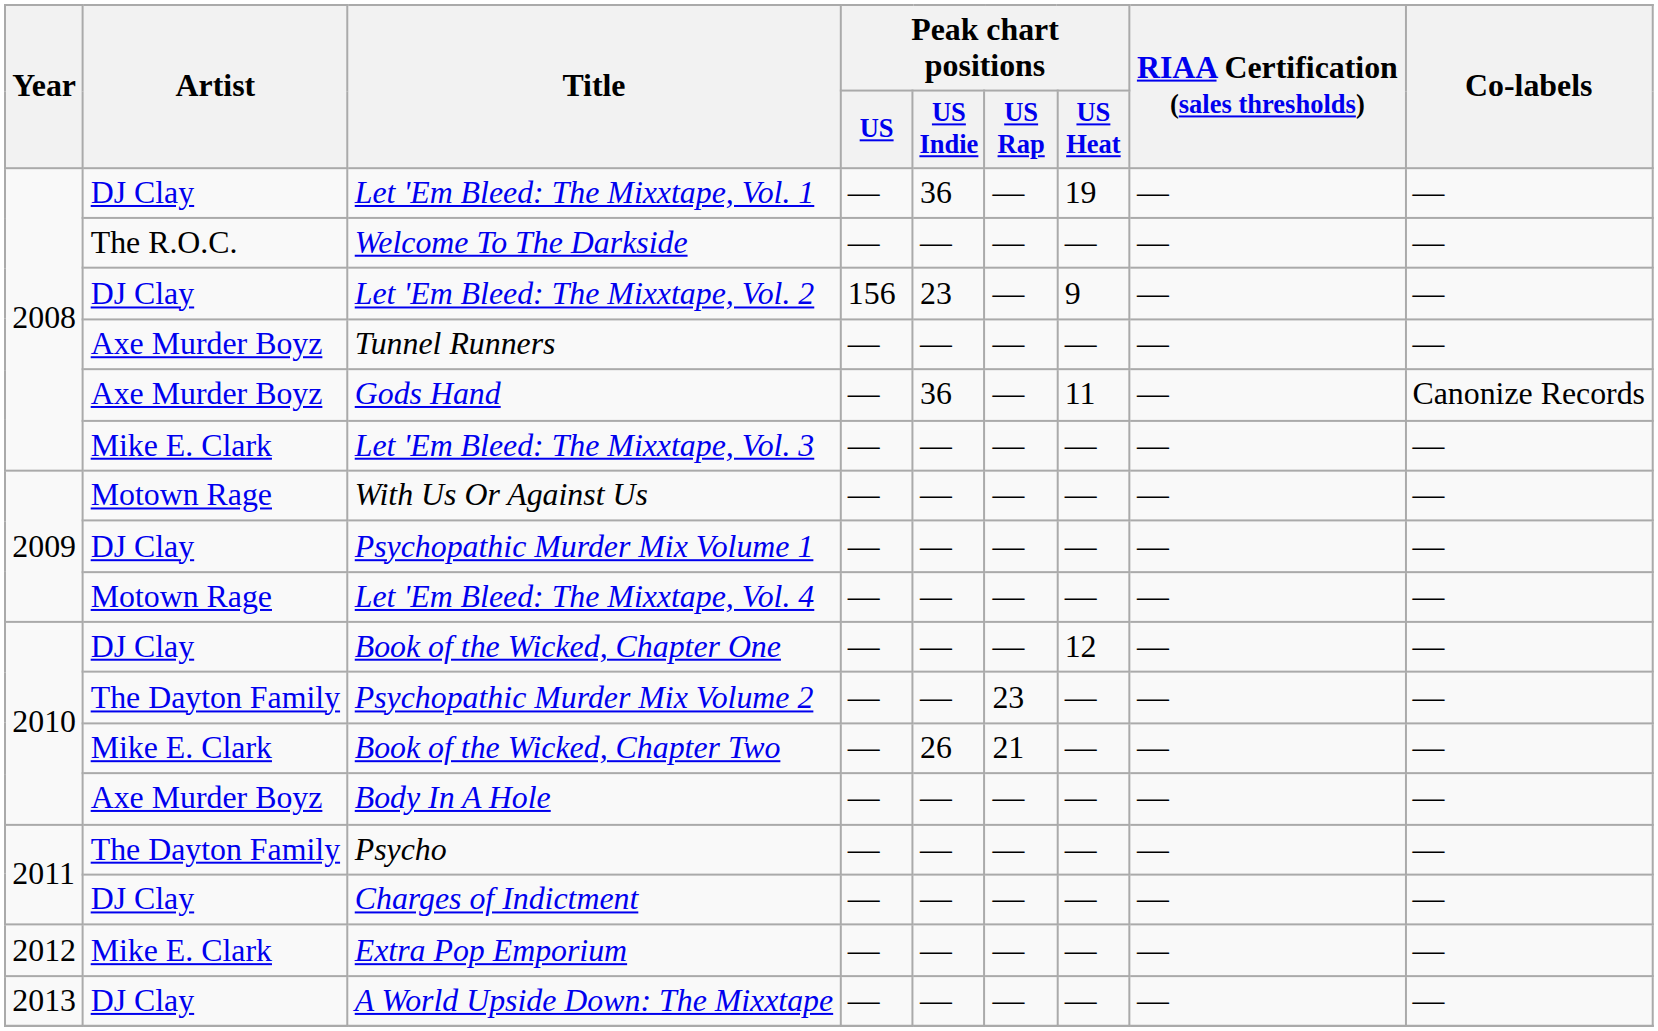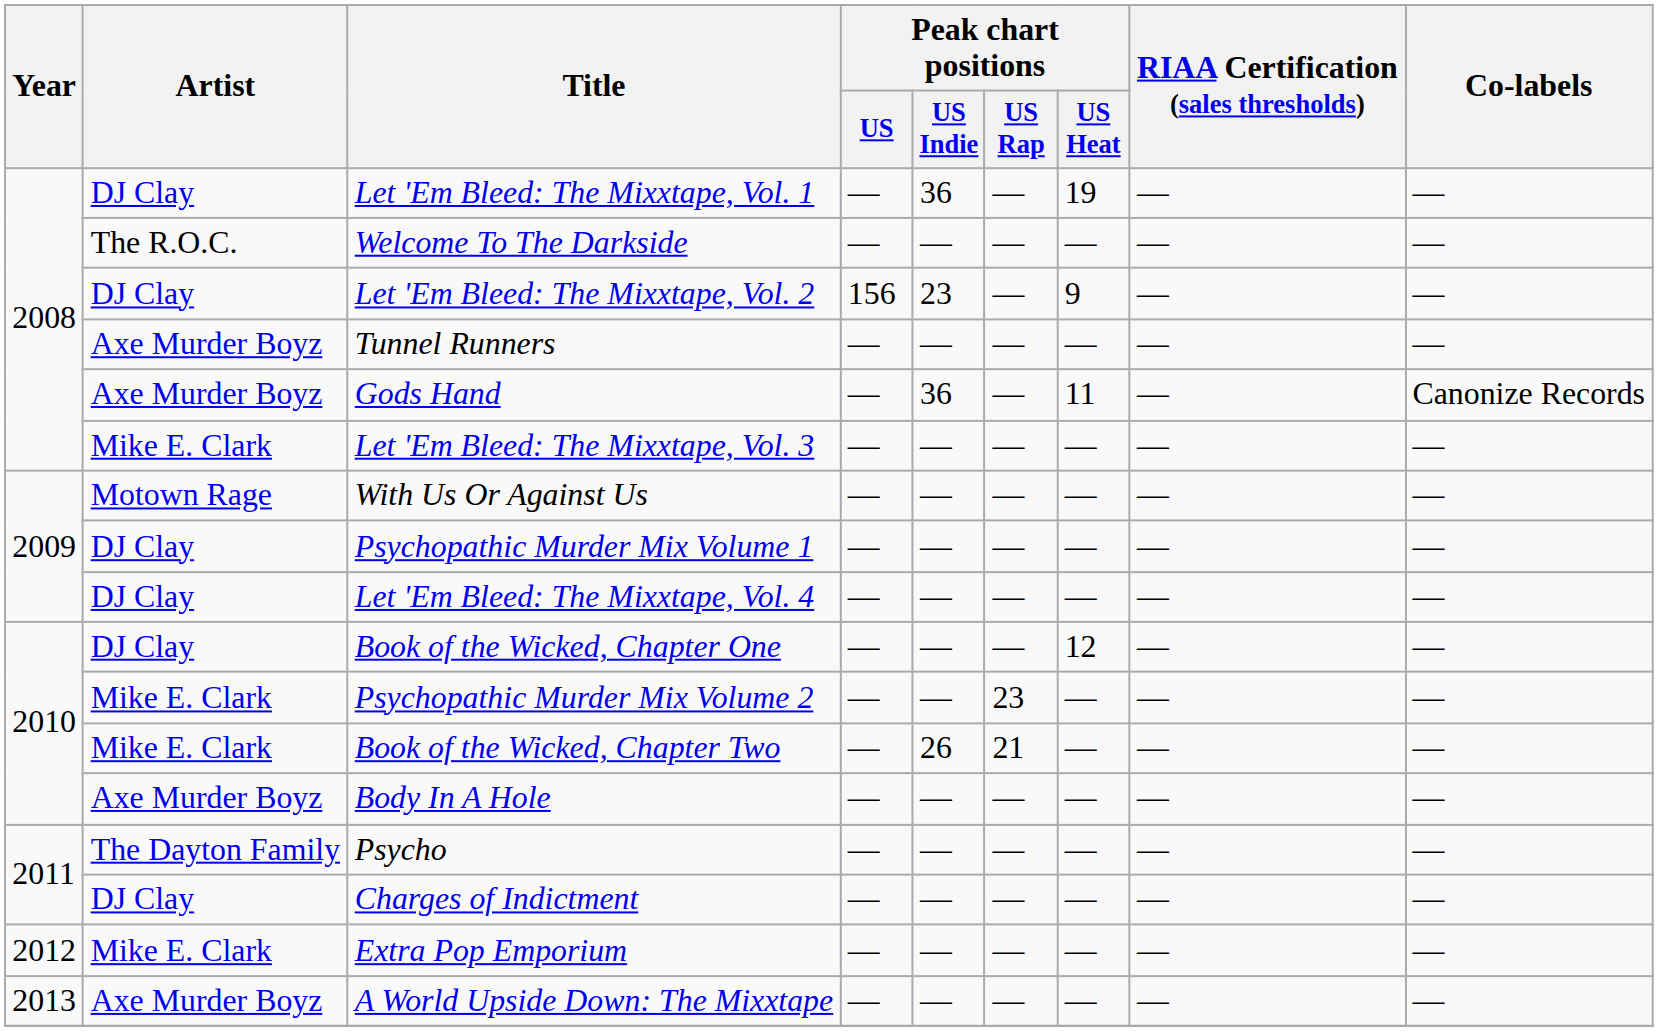(181, 596) Motown Rage -> (142, 596) DJ Clay
(215, 697) The Dayton Family -> (181, 697) Mike E. Clark
(142, 1000) DJ Clay -> (207, 1000) Axe Murder Boyz
